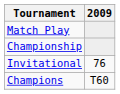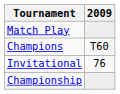rows swapped: (44, 47) <-> (35, 81)
